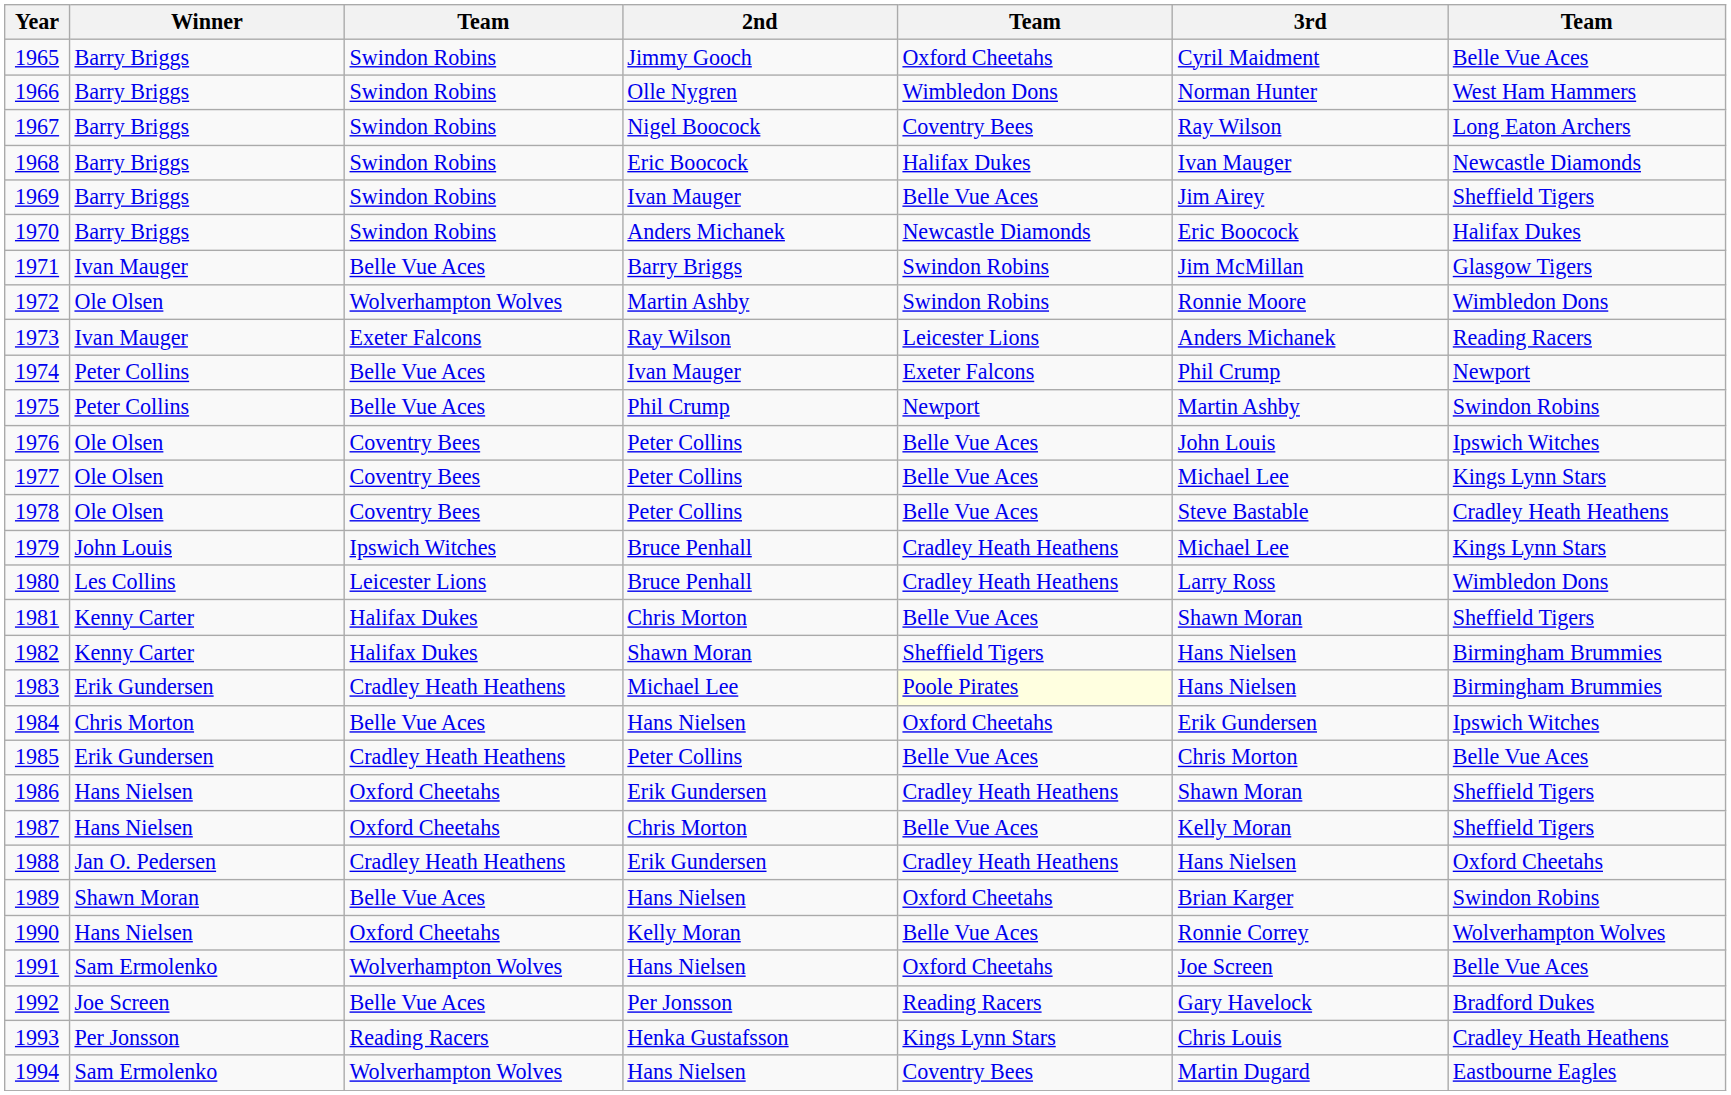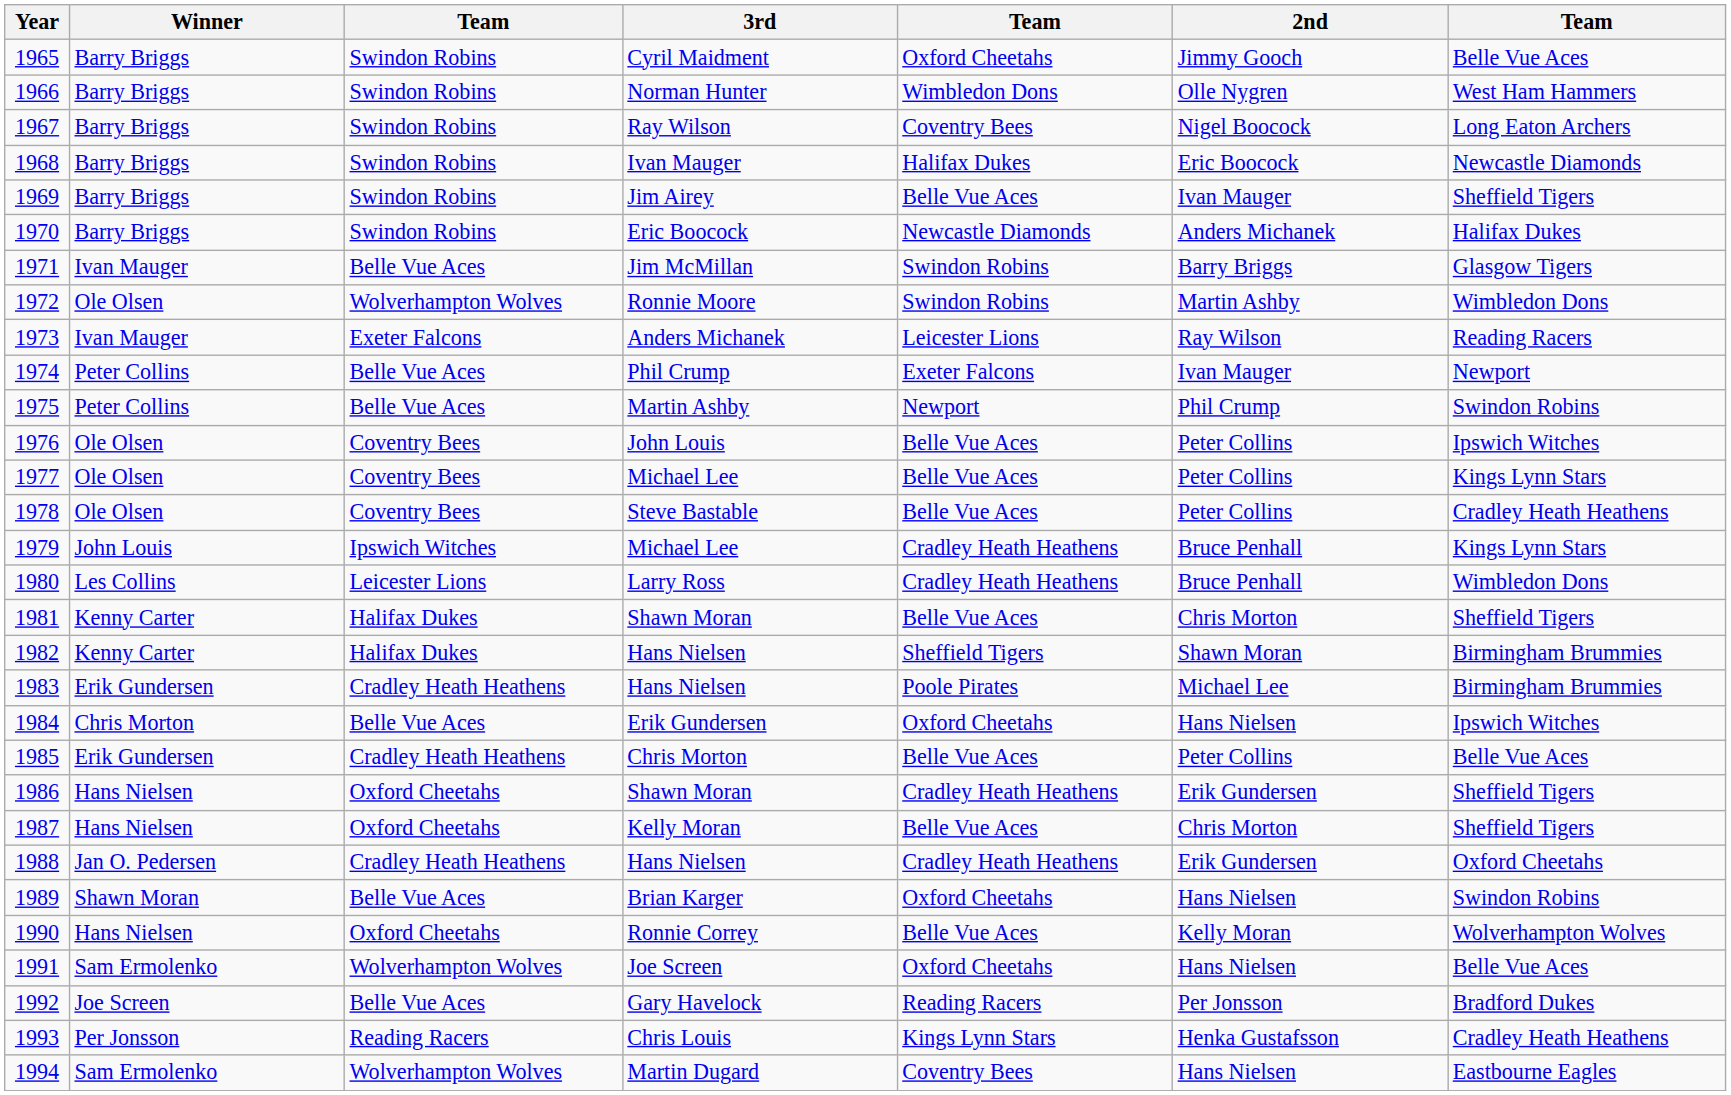columns swapped: (760, 22) <-> (1310, 22)
(960, 687) lightyellow background -> (960, 687) no background
